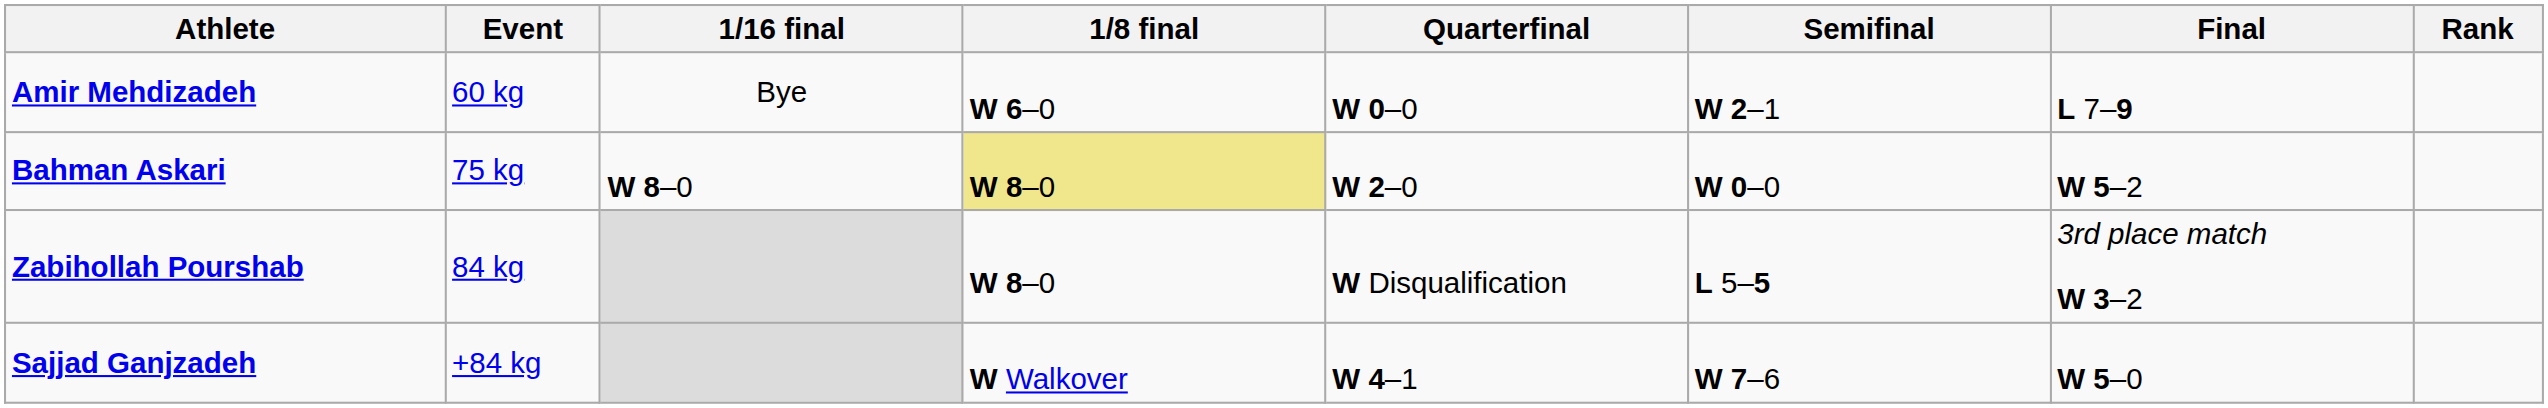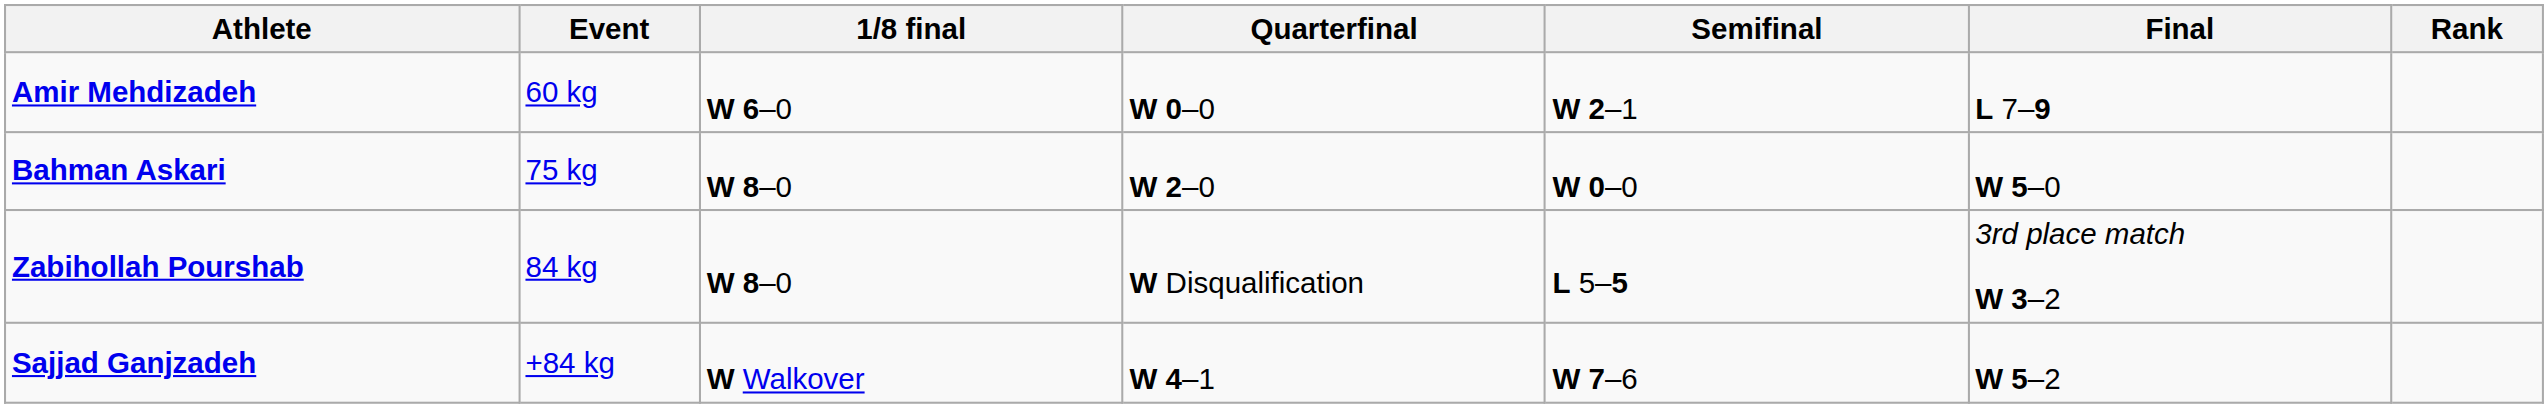- column: (782, 29)
(1013, 188) khaki background -> (749, 188) no background
(2100, 188) W 5–2 -> (2018, 188) W 5–0
(2100, 379) W 5–0 -> (2018, 379) W 5–2
